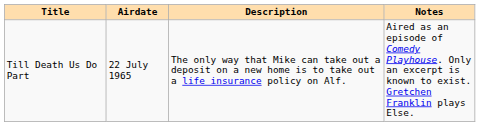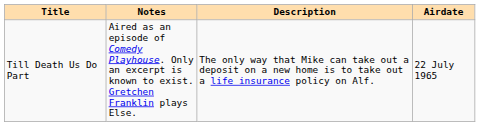columns swapped: (138, 12) <-> (429, 12)
